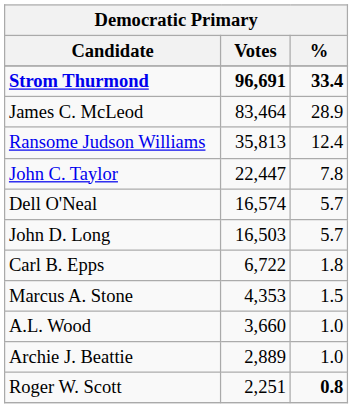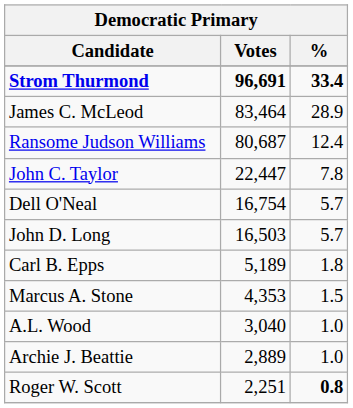(260, 142) 35,813 -> (260, 142) 80,687
(260, 203) 16,574 -> (260, 203) 16,754
(265, 264) 6,722 -> (265, 264) 5,189
(265, 326) 3,660 -> (265, 326) 3,040
